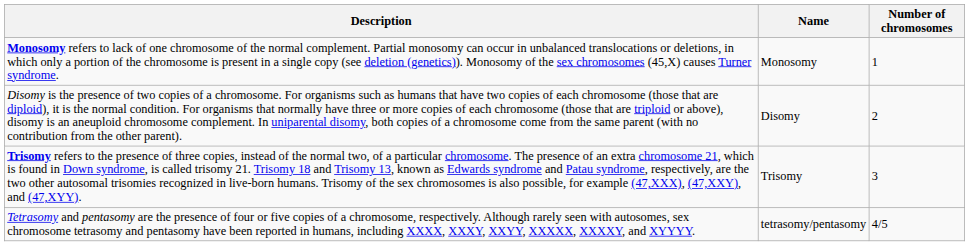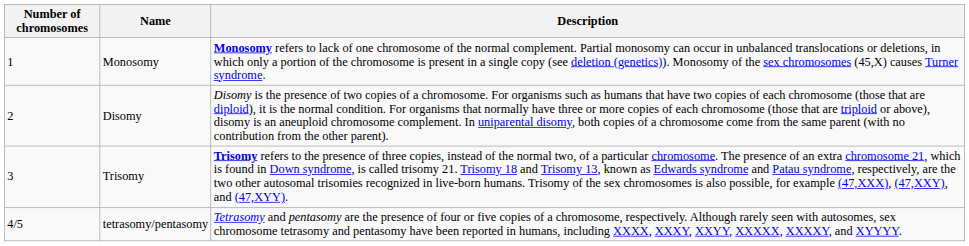columns swapped: (917, 21) <-> (381, 21)
